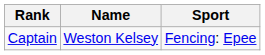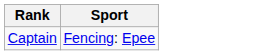- column: (111, 15)
